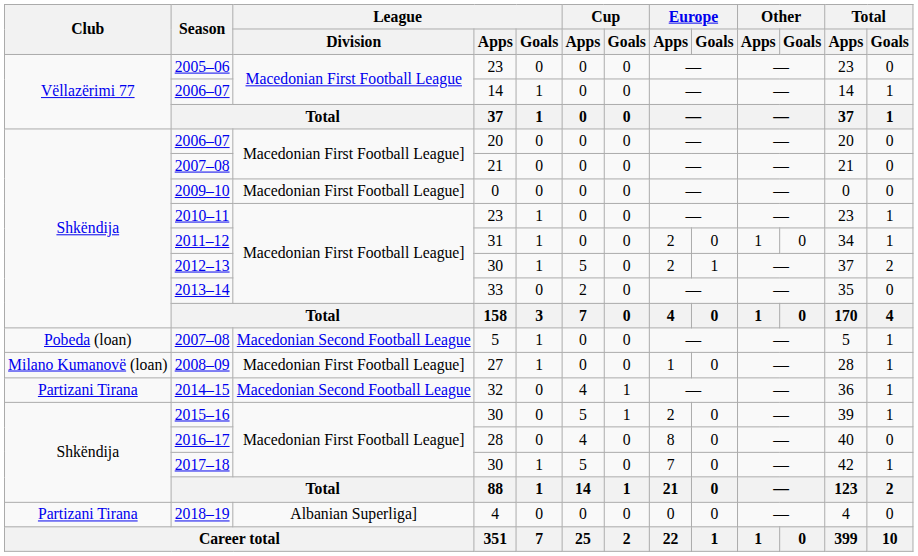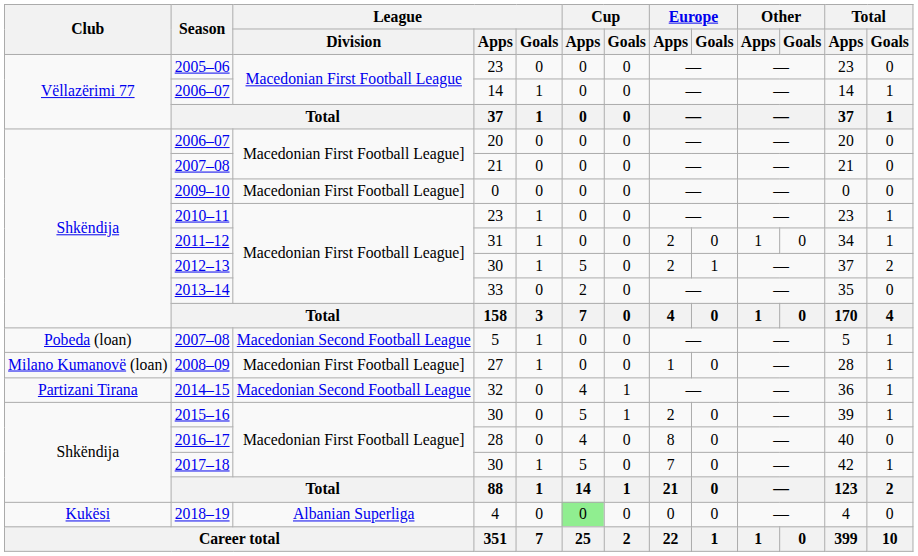(88, 514) Partizani Tirana -> (88, 514) Kukësi
(354, 514) Albanian Superliga] -> (354, 514) Albanian Superliga
(583, 514) no background -> (583, 514) lightgreen background
